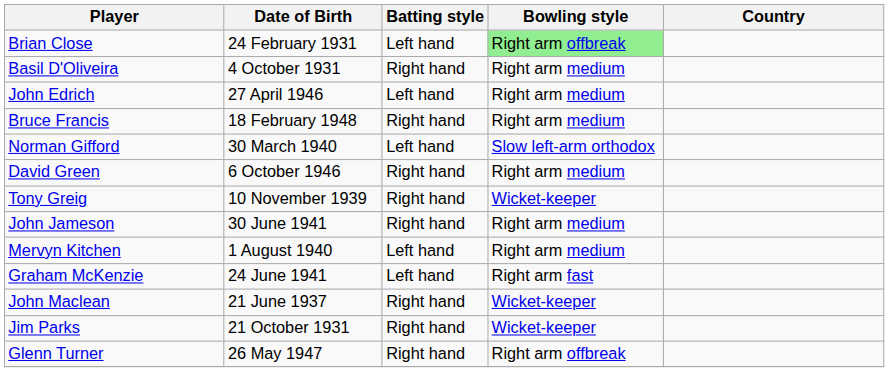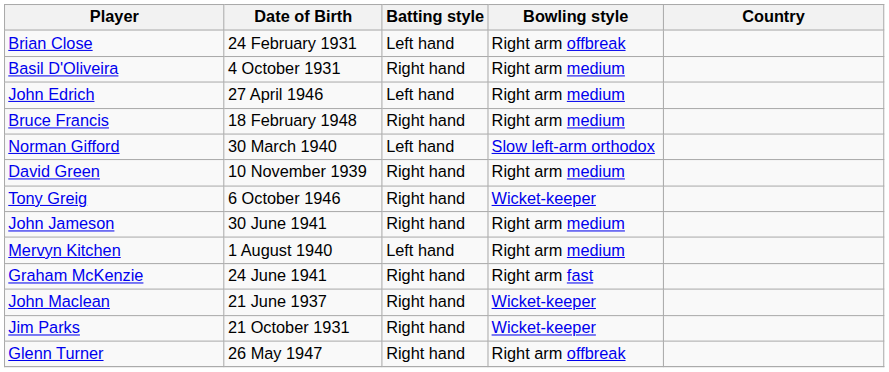(559, 43) lightgreen background -> (559, 43) no background
(284, 172) 6 October 1946 -> (297, 172) 10 November 1939
(297, 198) 10 November 1939 -> (284, 198) 6 October 1946
(420, 276) Left hand -> (426, 276) Right hand
